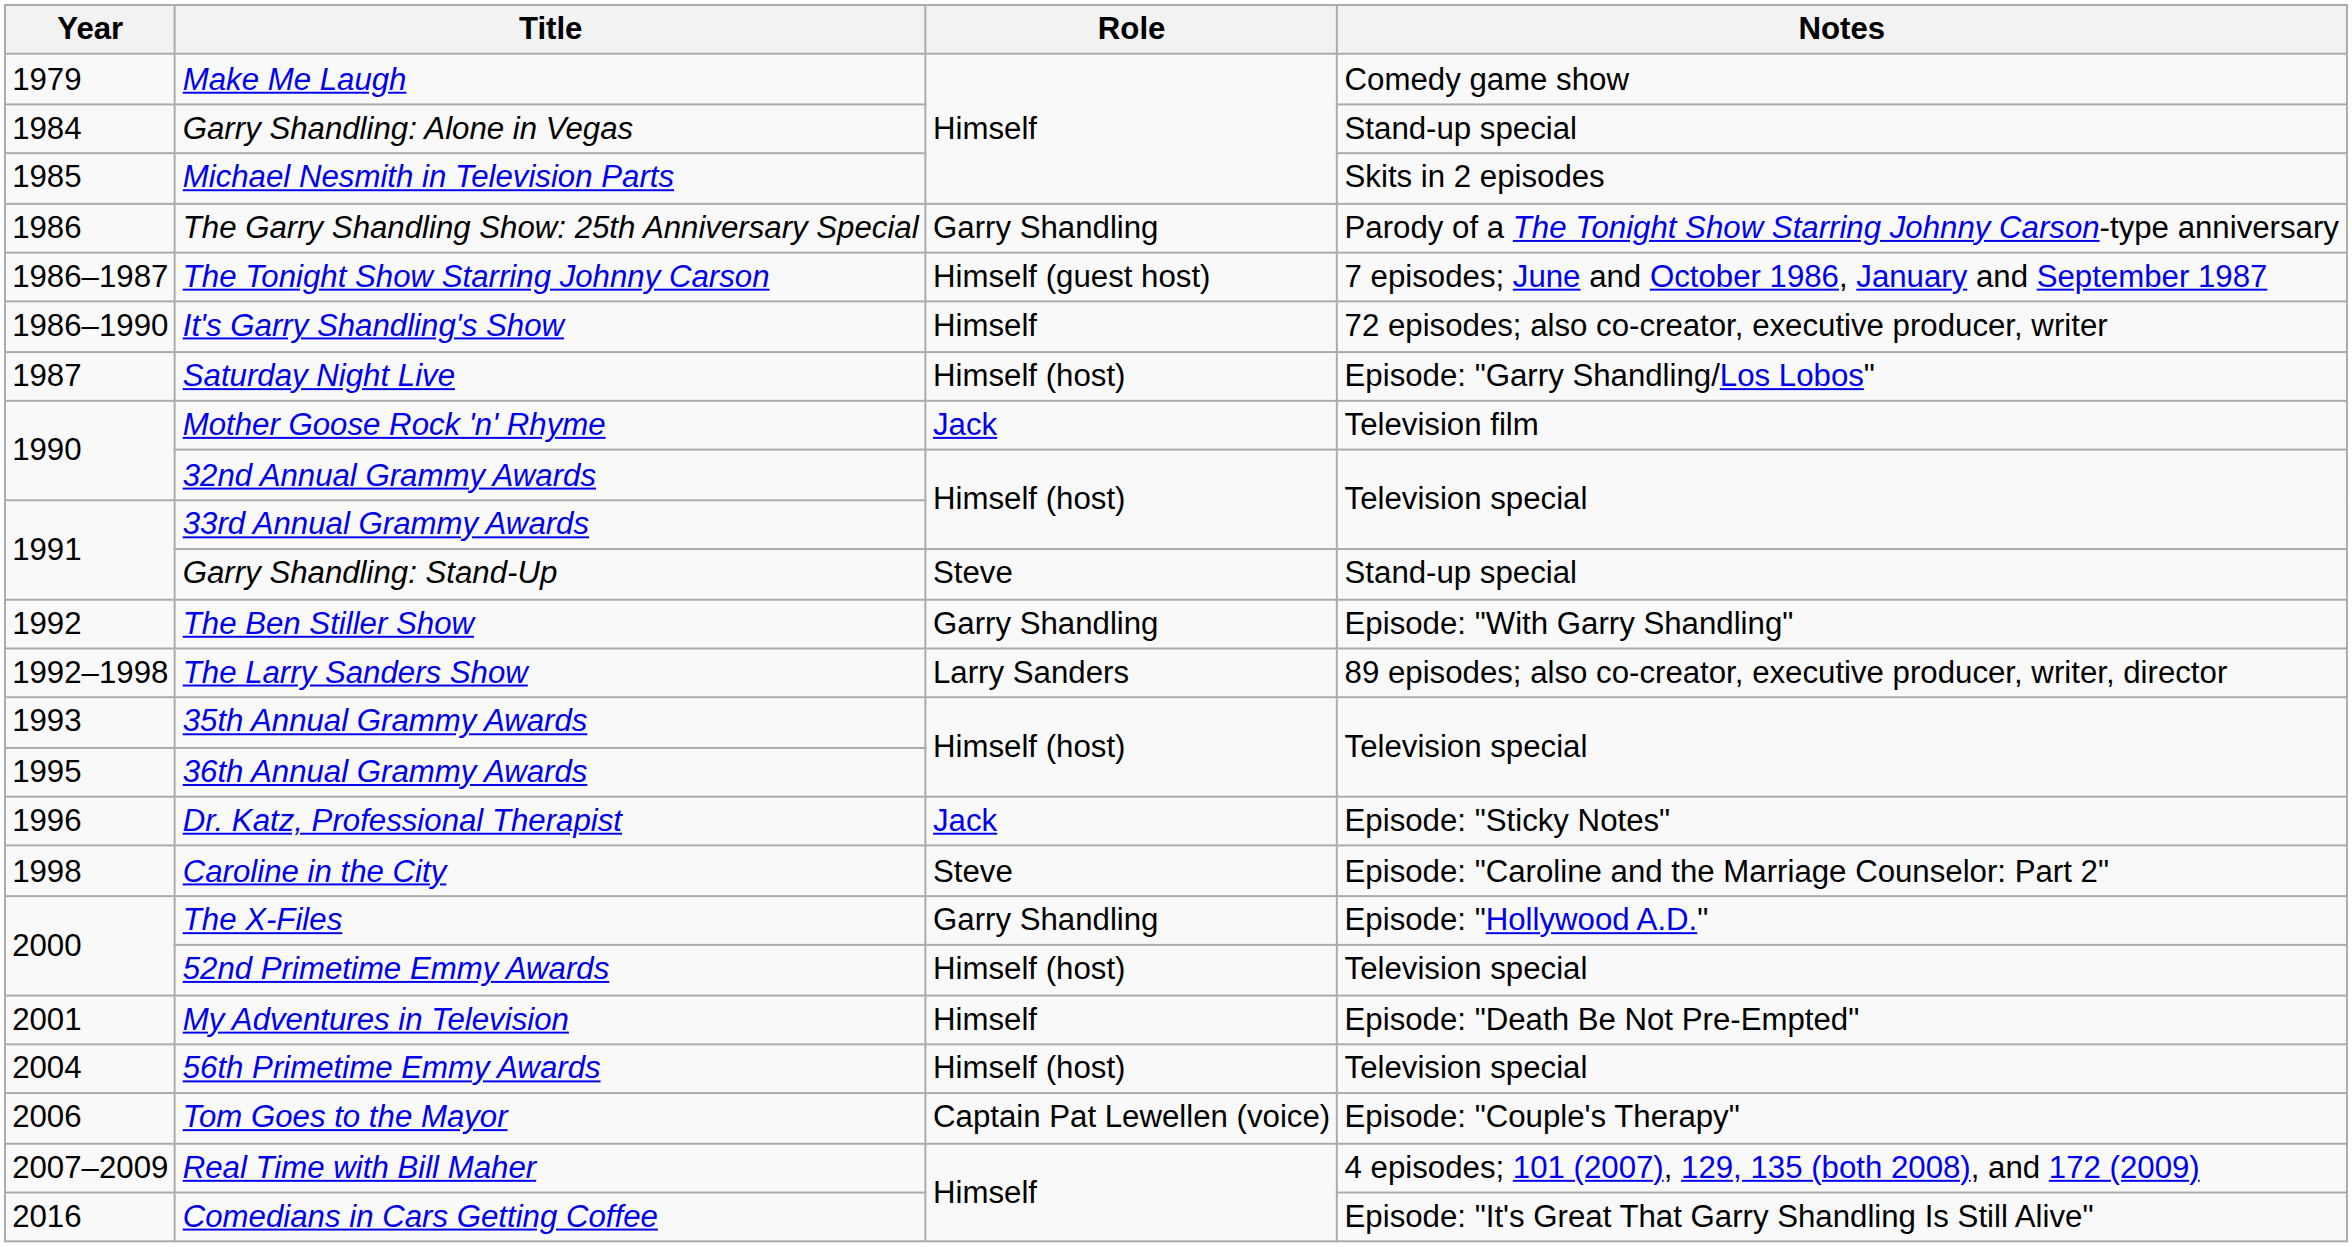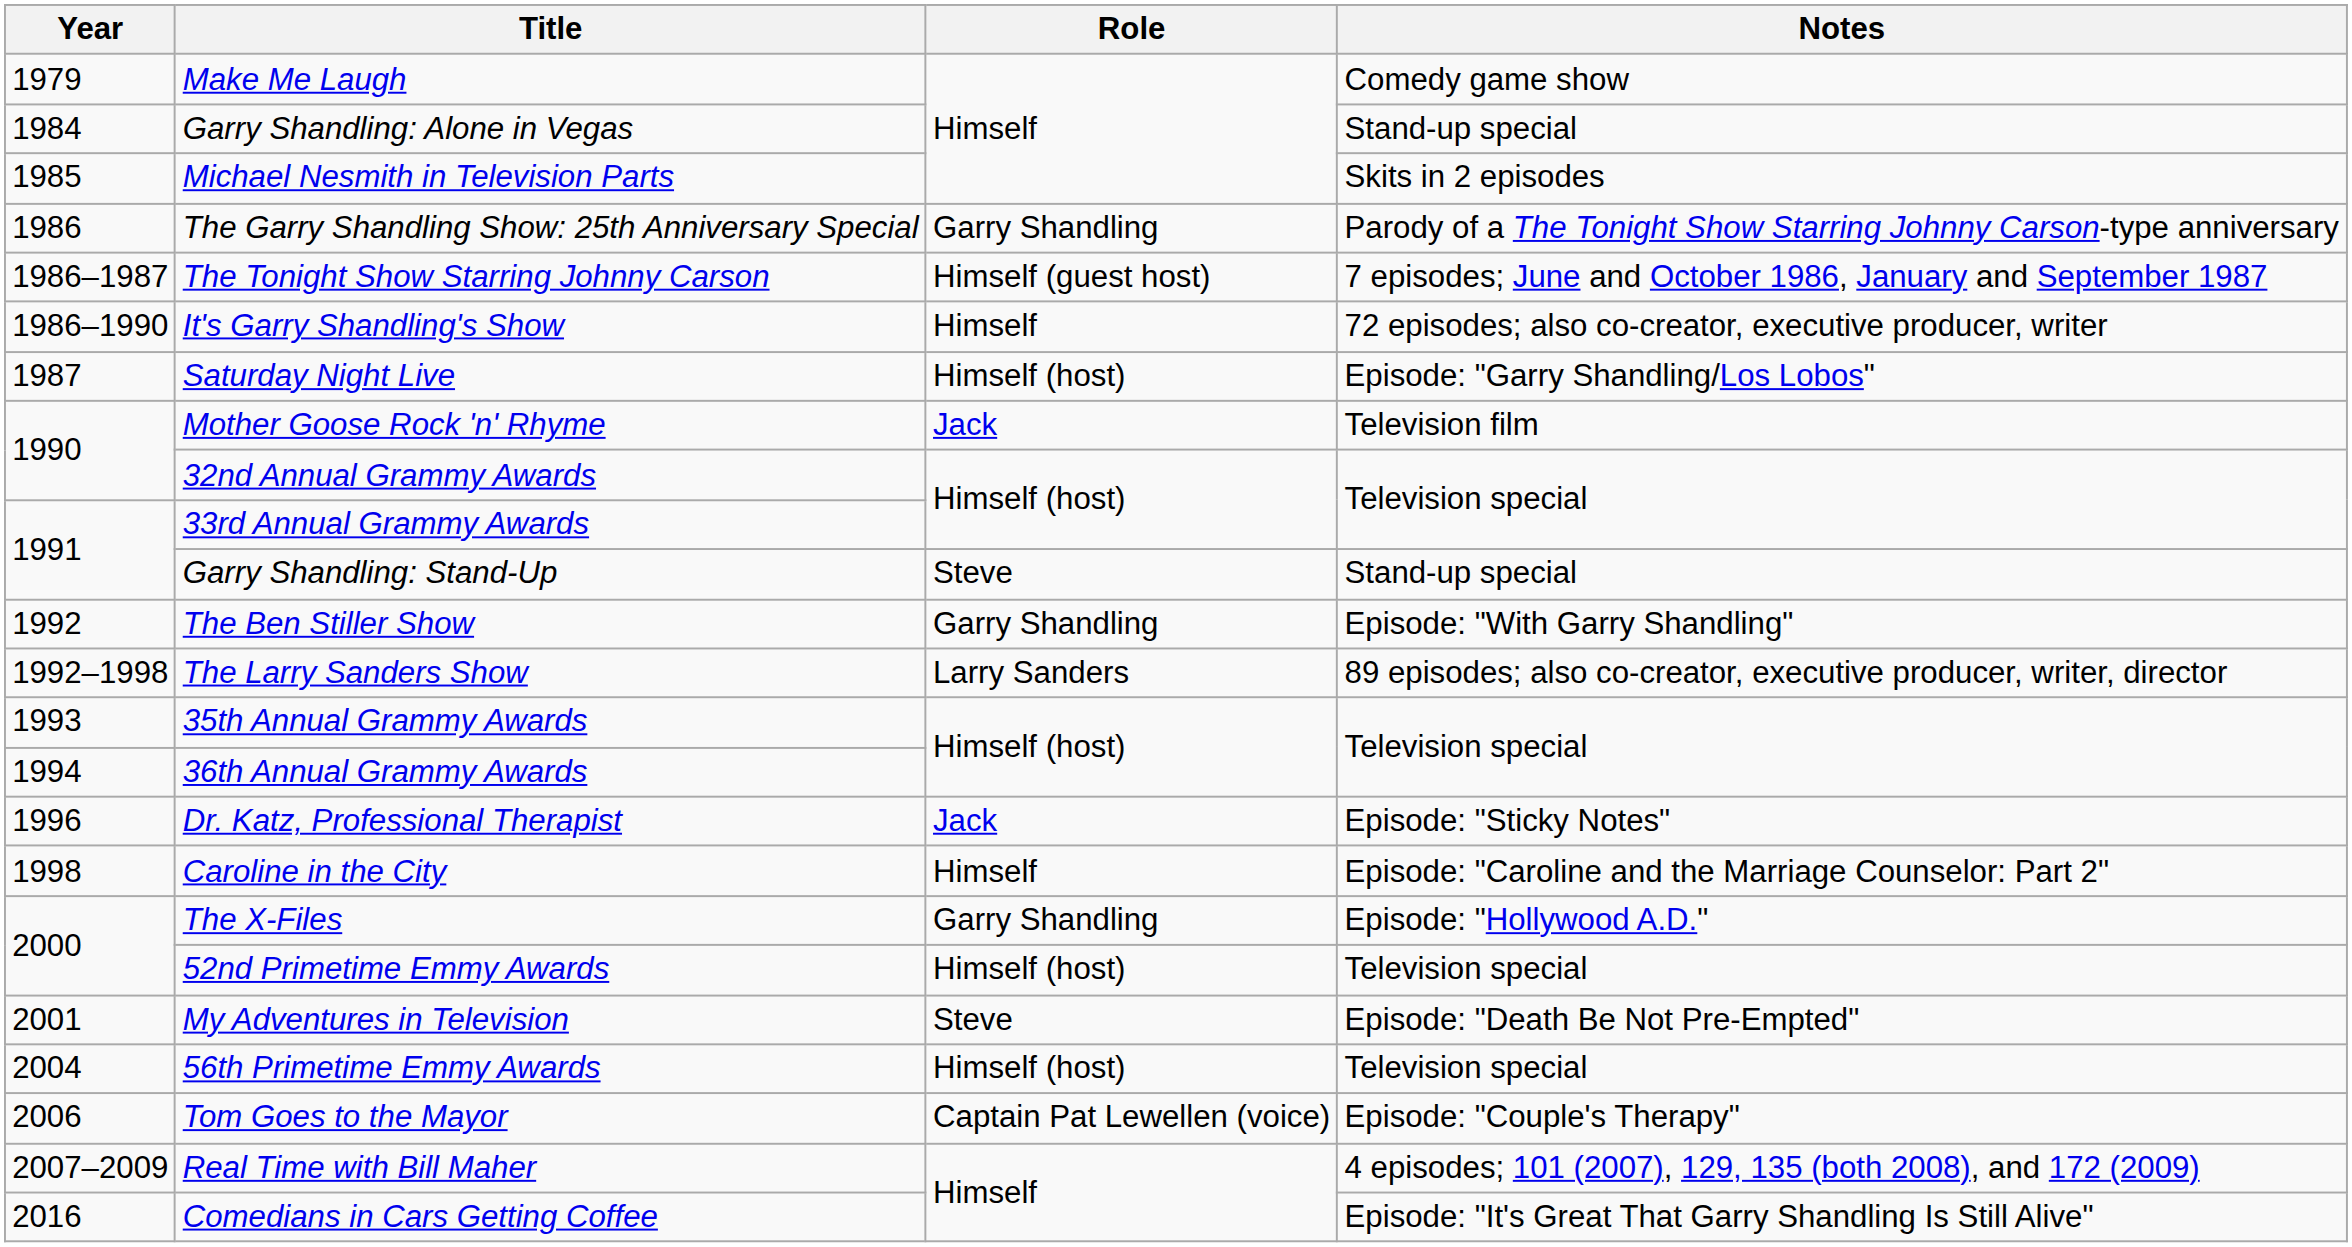(47, 771) 1995 -> (47, 771) 1994
(973, 870) Steve -> (985, 870) Himself
(985, 1018) Himself -> (973, 1018) Steve
